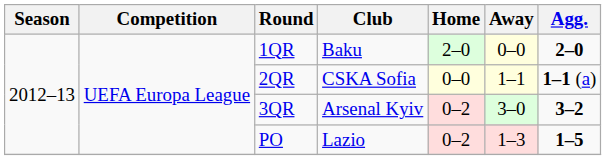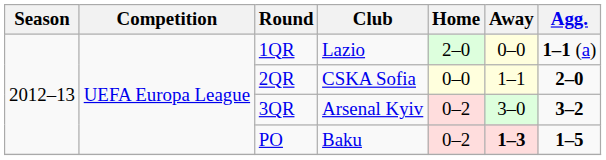(342, 49) Baku -> (344, 49) Lazio
(569, 49) 2–0 -> (569, 49) 1–1 (a)
(569, 79) 1–1 (a) -> (569, 79) 2–0
(344, 139) Lazio -> (342, 139) Baku
(511, 139) normal -> (511, 139) bold
